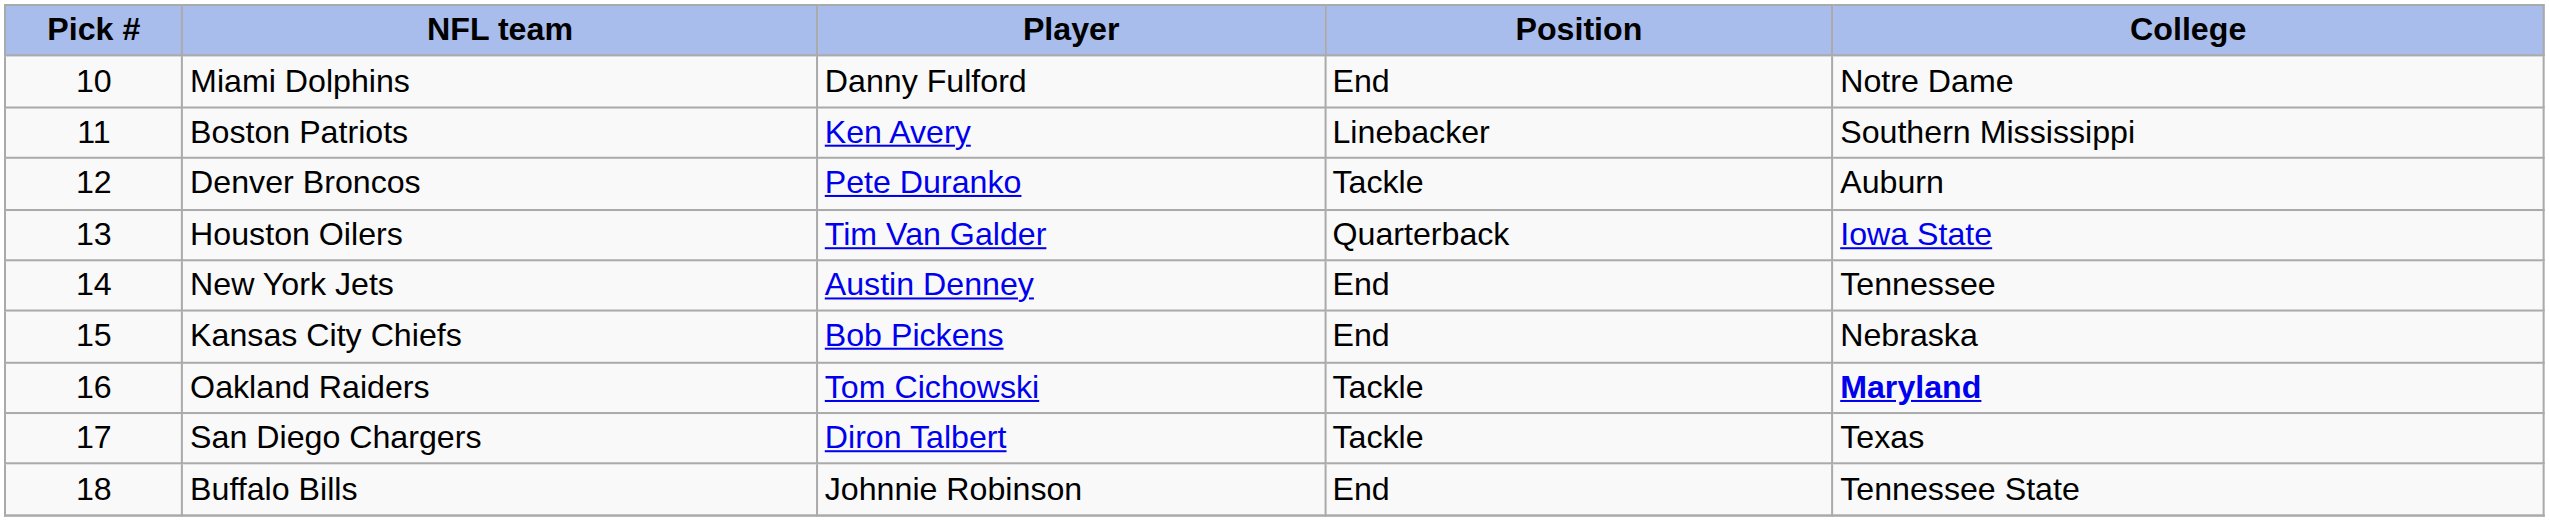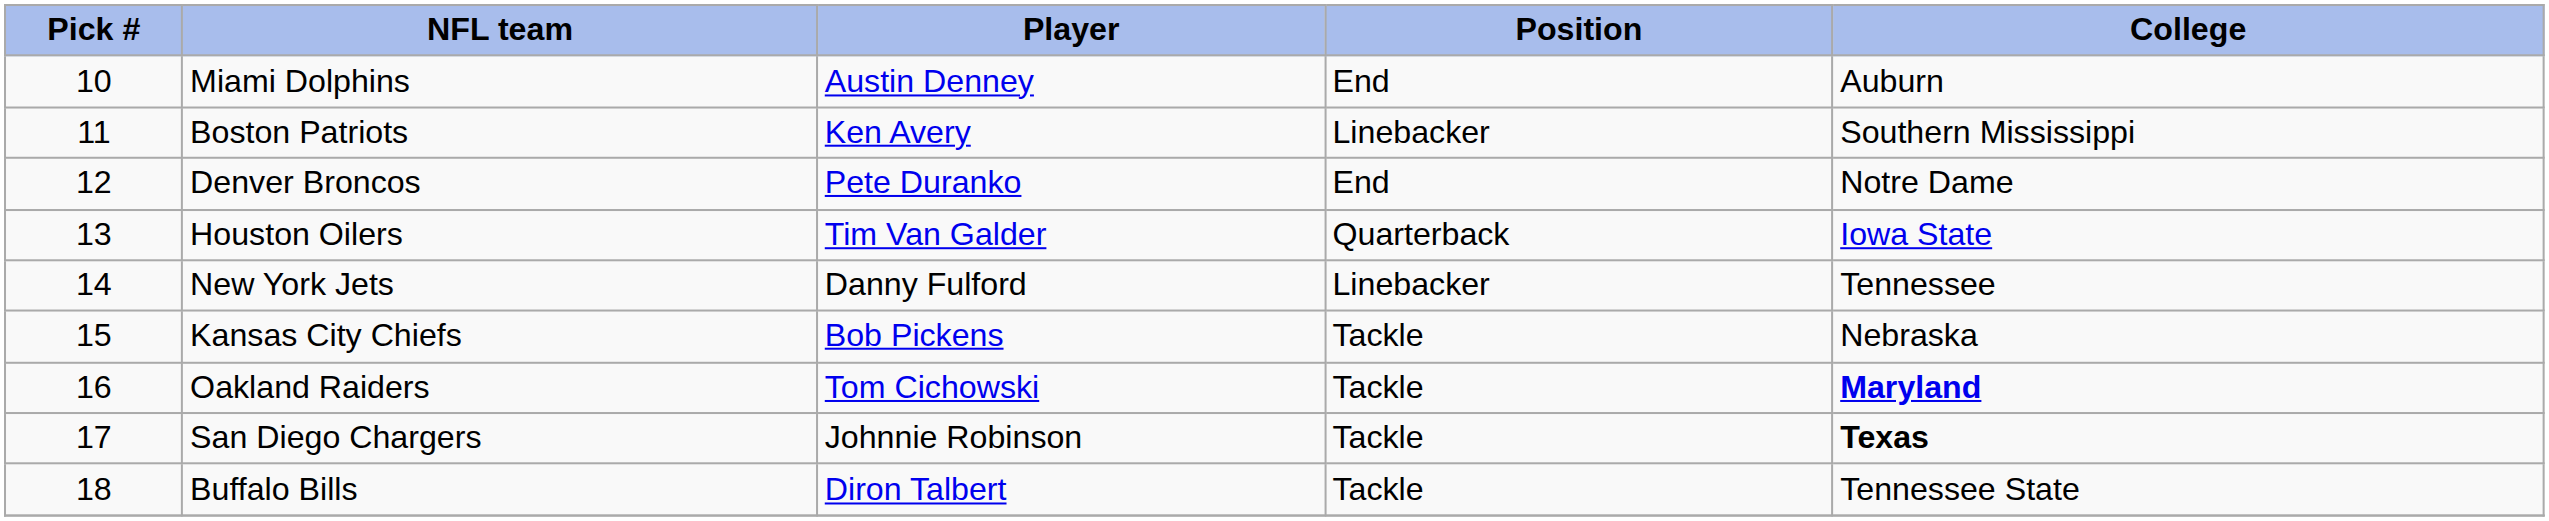(926, 81) Danny Fulford -> (929, 81) Austin Denney
(1927, 81) Notre Dame -> (1892, 81) Auburn
(1378, 183) Tackle -> (1361, 183) End
(1892, 183) Auburn -> (1927, 183) Notre Dame
(929, 285) Austin Denney -> (926, 285) Danny Fulford
(1361, 285) End -> (1411, 285) Linebacker
(1361, 336) End -> (1378, 336) Tackle
(916, 438) Diron Talbert -> (954, 438) Johnnie Robinson
(1882, 438) normal -> (1885, 438) bold
(954, 489) Johnnie Robinson -> (916, 489) Diron Talbert
(1361, 489) End -> (1378, 489) Tackle
